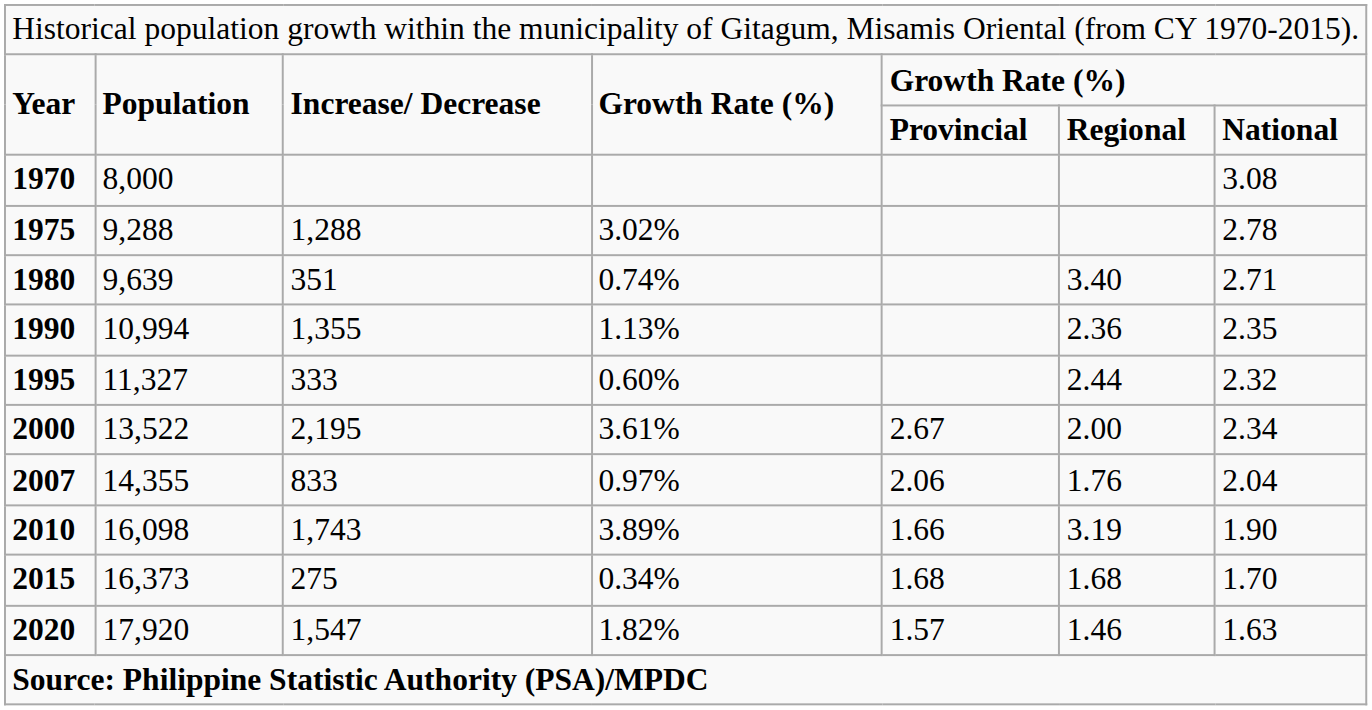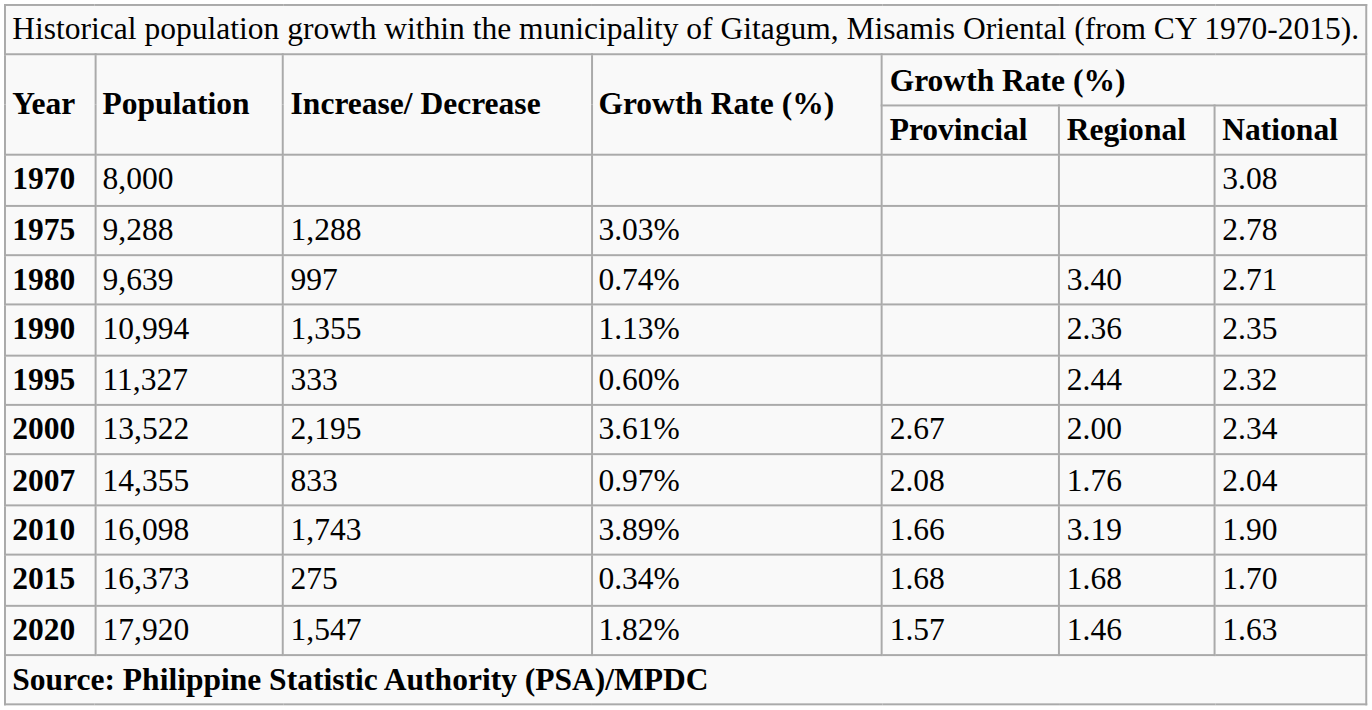(639, 229) 3.02% -> (639, 229) 3.03%
(314, 279) 351 -> (314, 279) 997
(917, 479) 2.06 -> (917, 479) 2.08
